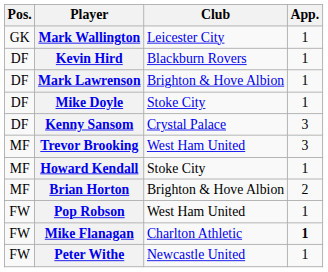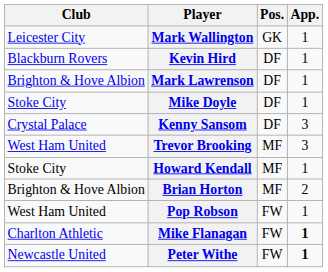columns swapped: (20, 15) <-> (216, 15)
(305, 255) normal -> (305, 255) bold
